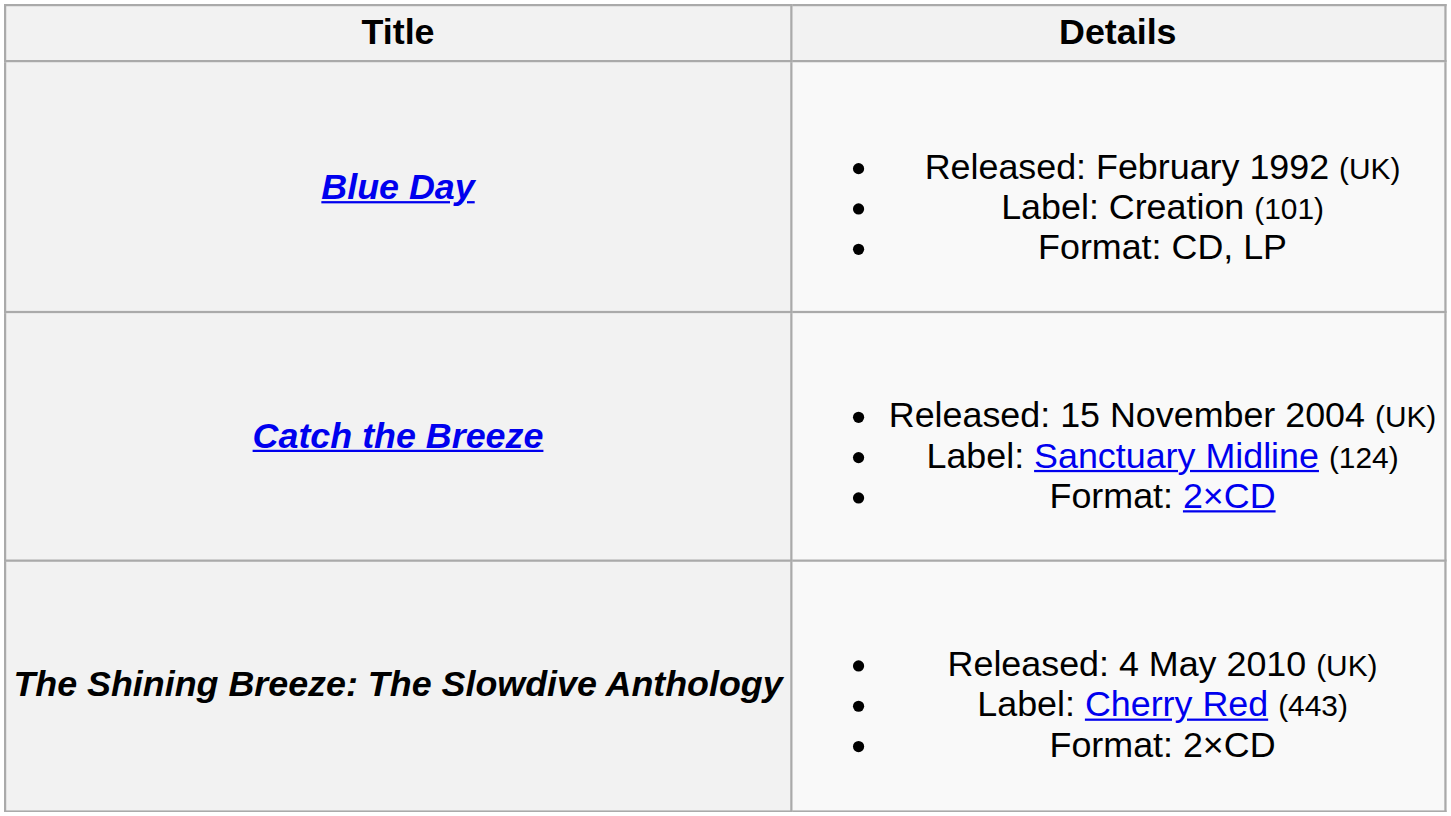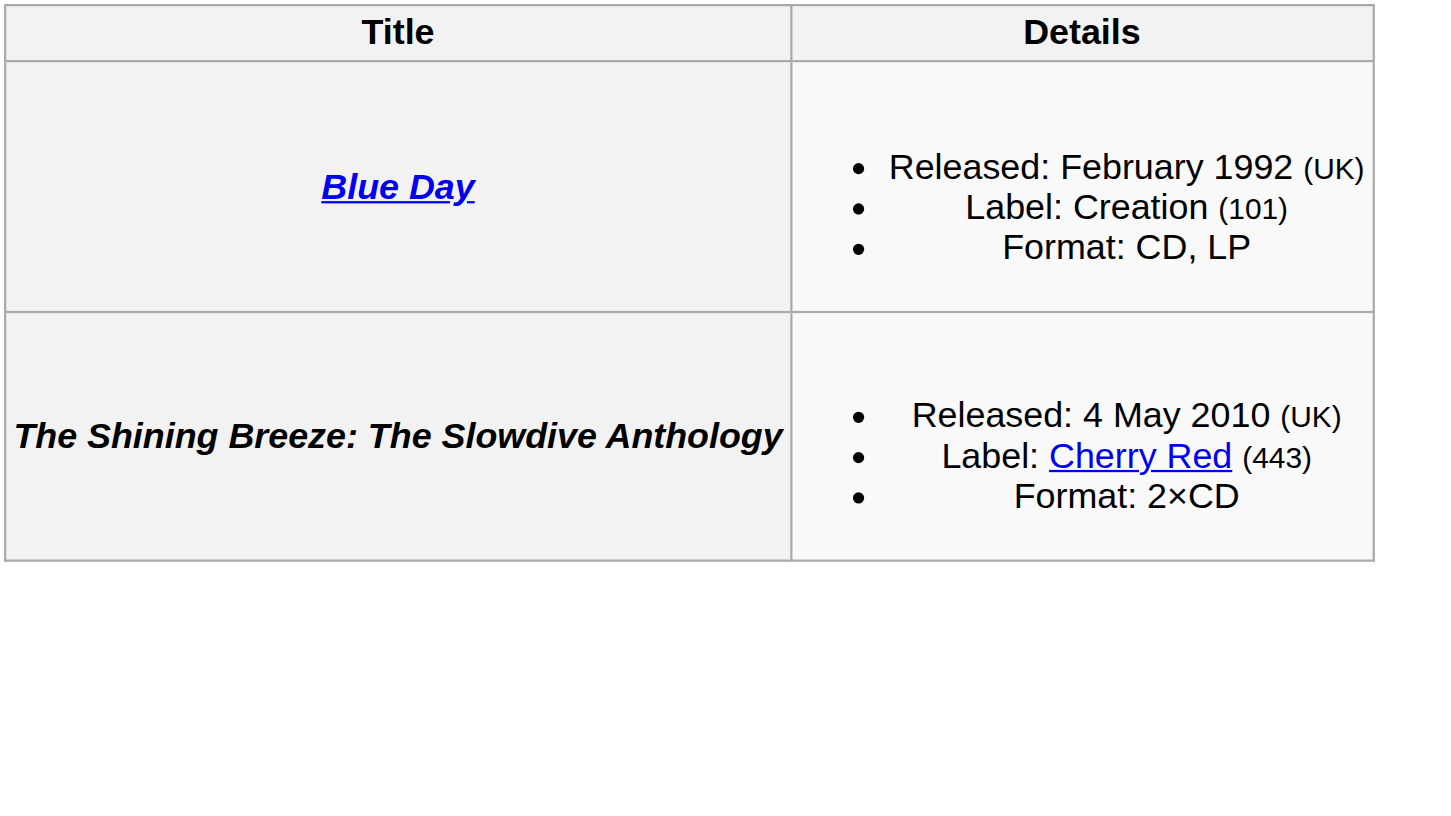- row: (398, 435)
